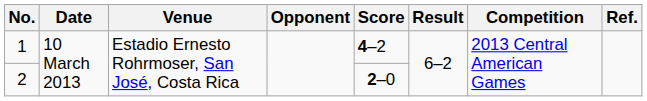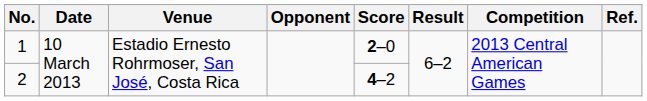(372, 47) 4–2 -> (381, 47) 2–0
(381, 79) 2–0 -> (381, 79) 4–2
